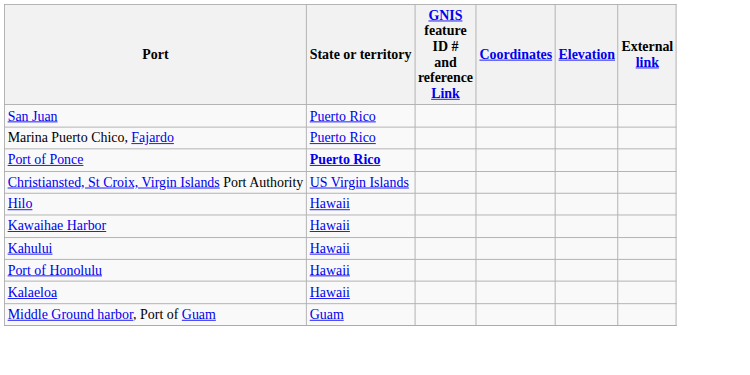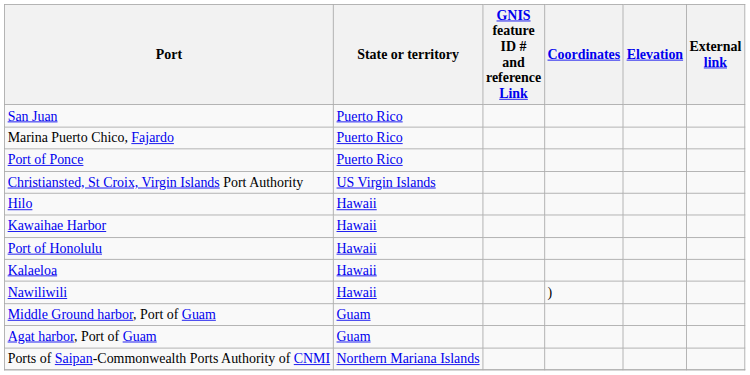(345, 160) bold -> (370, 160) normal
- row: (30, 248)
+ row: (37, 292)
+ row: (82, 336)
+ row: (169, 358)
